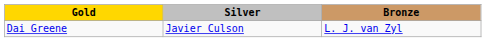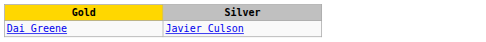- column: (401, 13)
